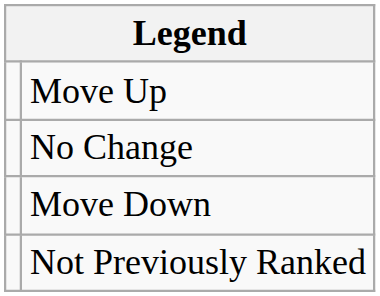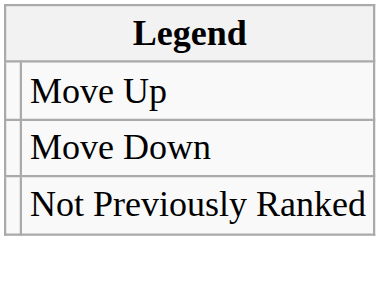- row: (112, 147)
